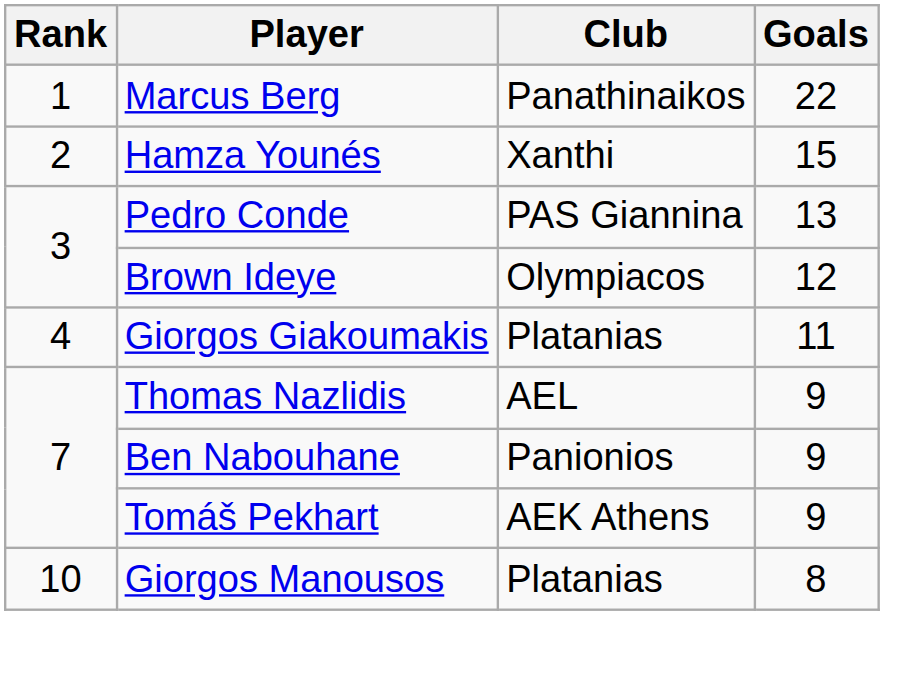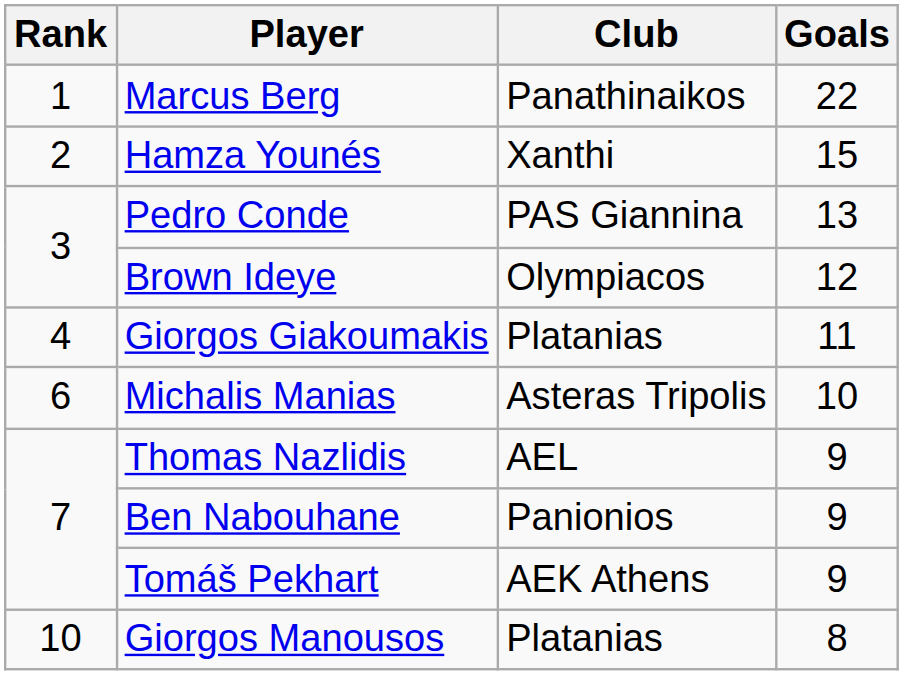+ row: (260, 397)
